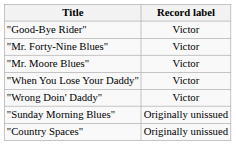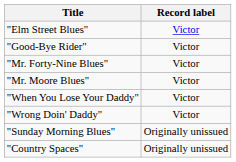+ row: (48, 30)
